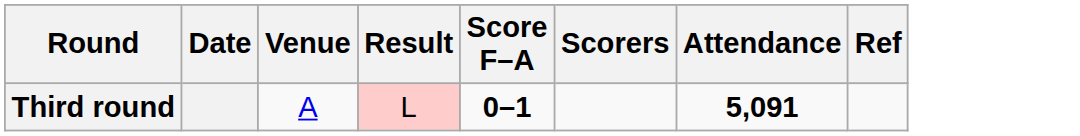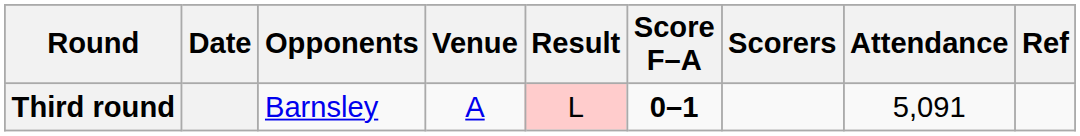+ column: (342, 43)
(762, 106) bold -> (929, 106) normal
